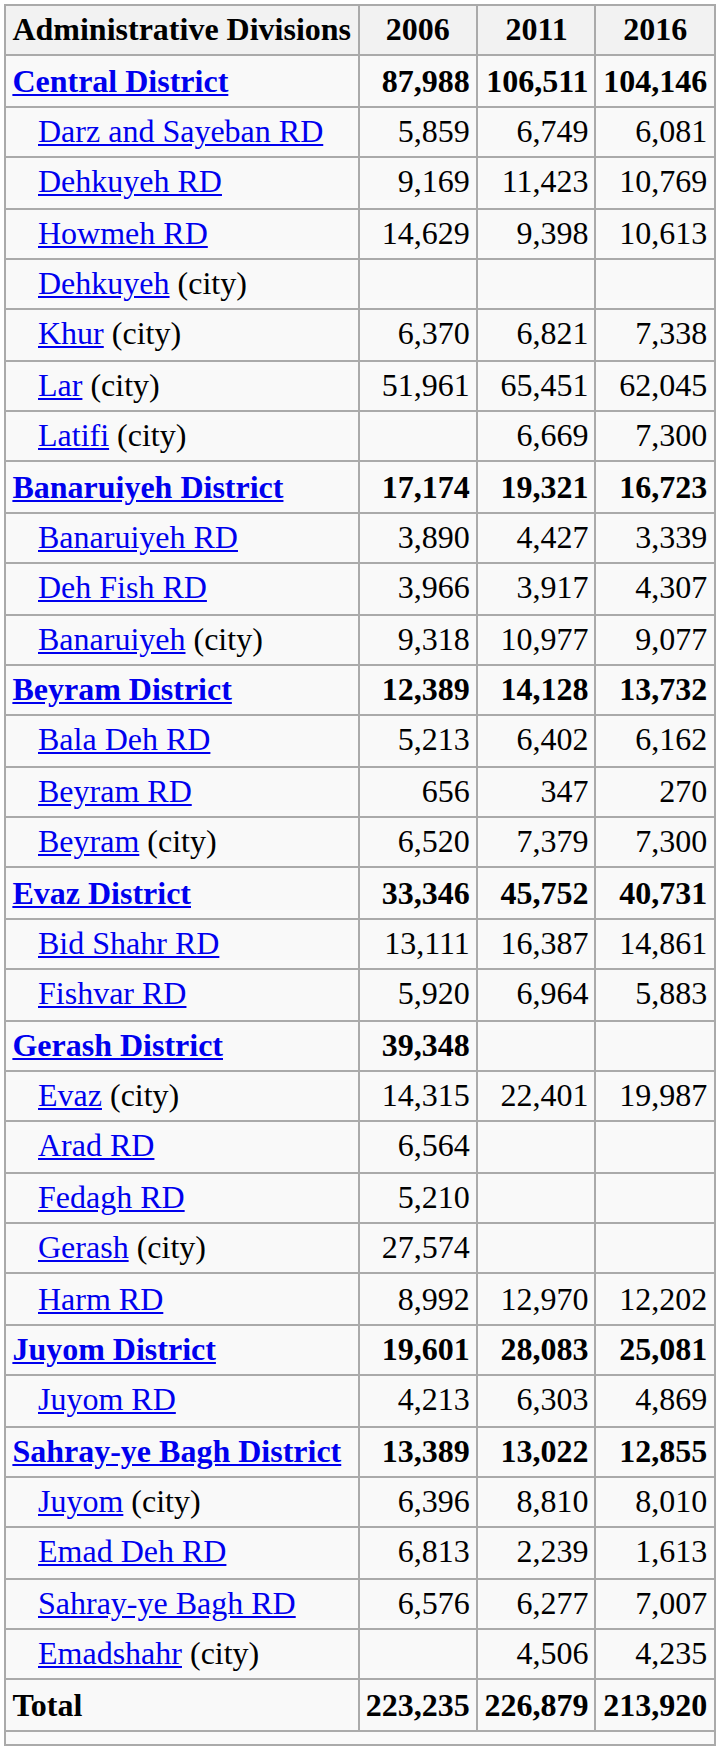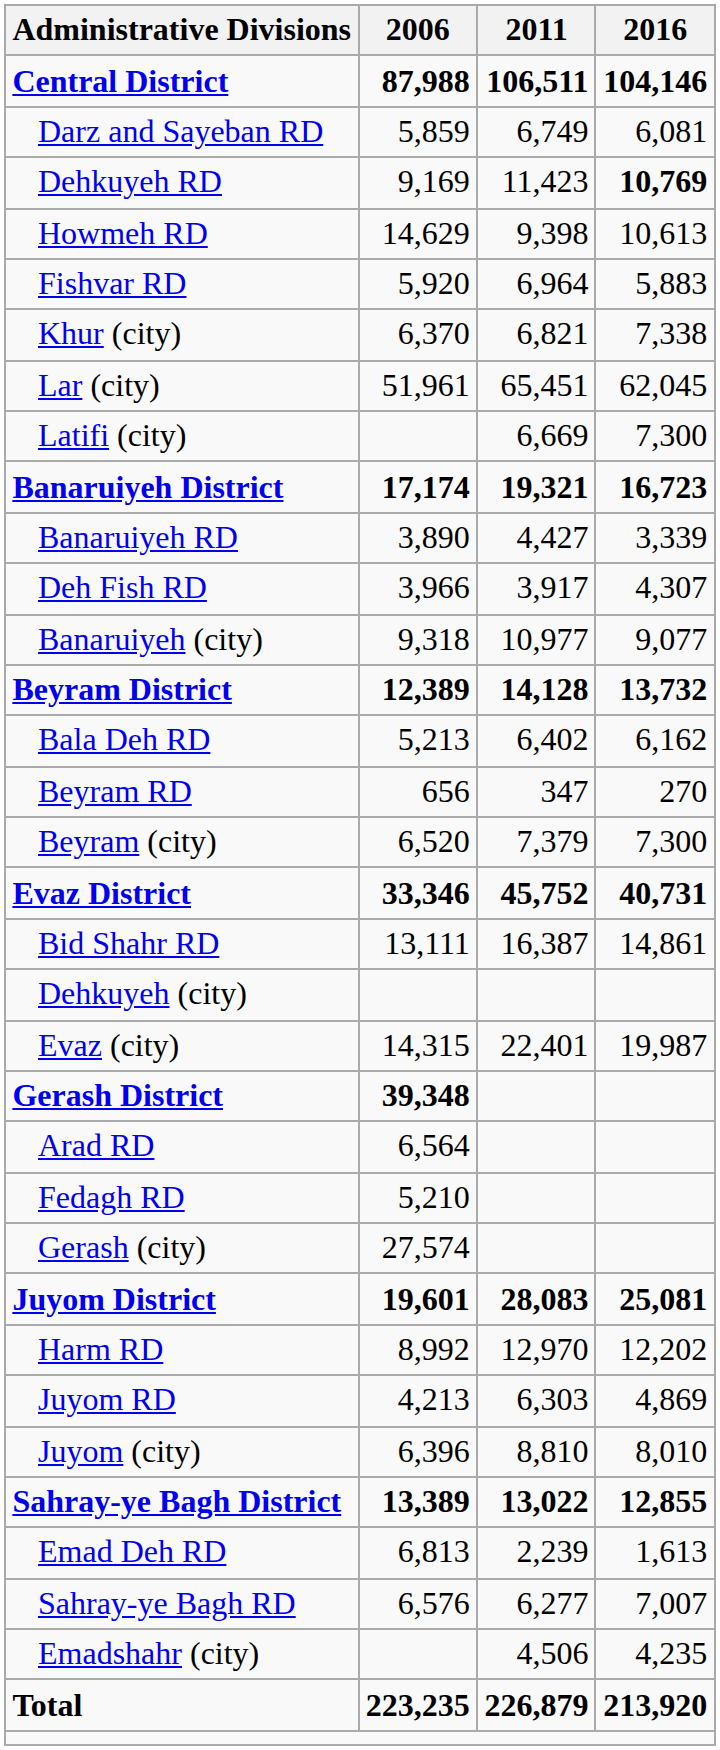(663, 182) normal -> (663, 182) bold
rows swapped: (142, 283) <-> (112, 994)
rows swapped: (109, 1095) <-> (118, 1044)
rows swapped: (114, 1349) <-> (101, 1298)
rows swapped: (119, 1501) <-> (177, 1450)
